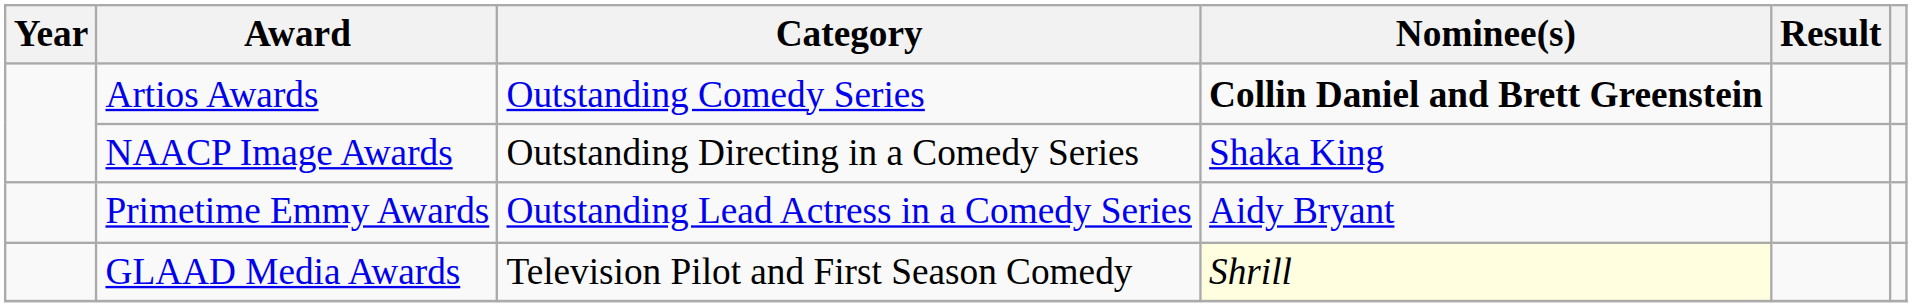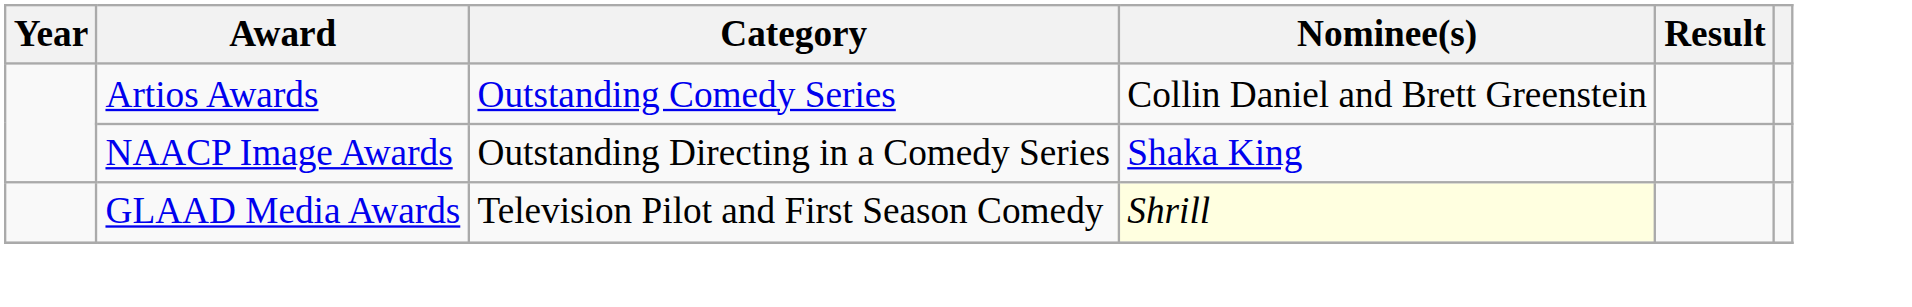(1486, 93) bold -> (1387, 93) normal
- row: (297, 211)
